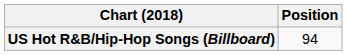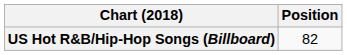(310, 38) 94 -> (310, 38) 82
